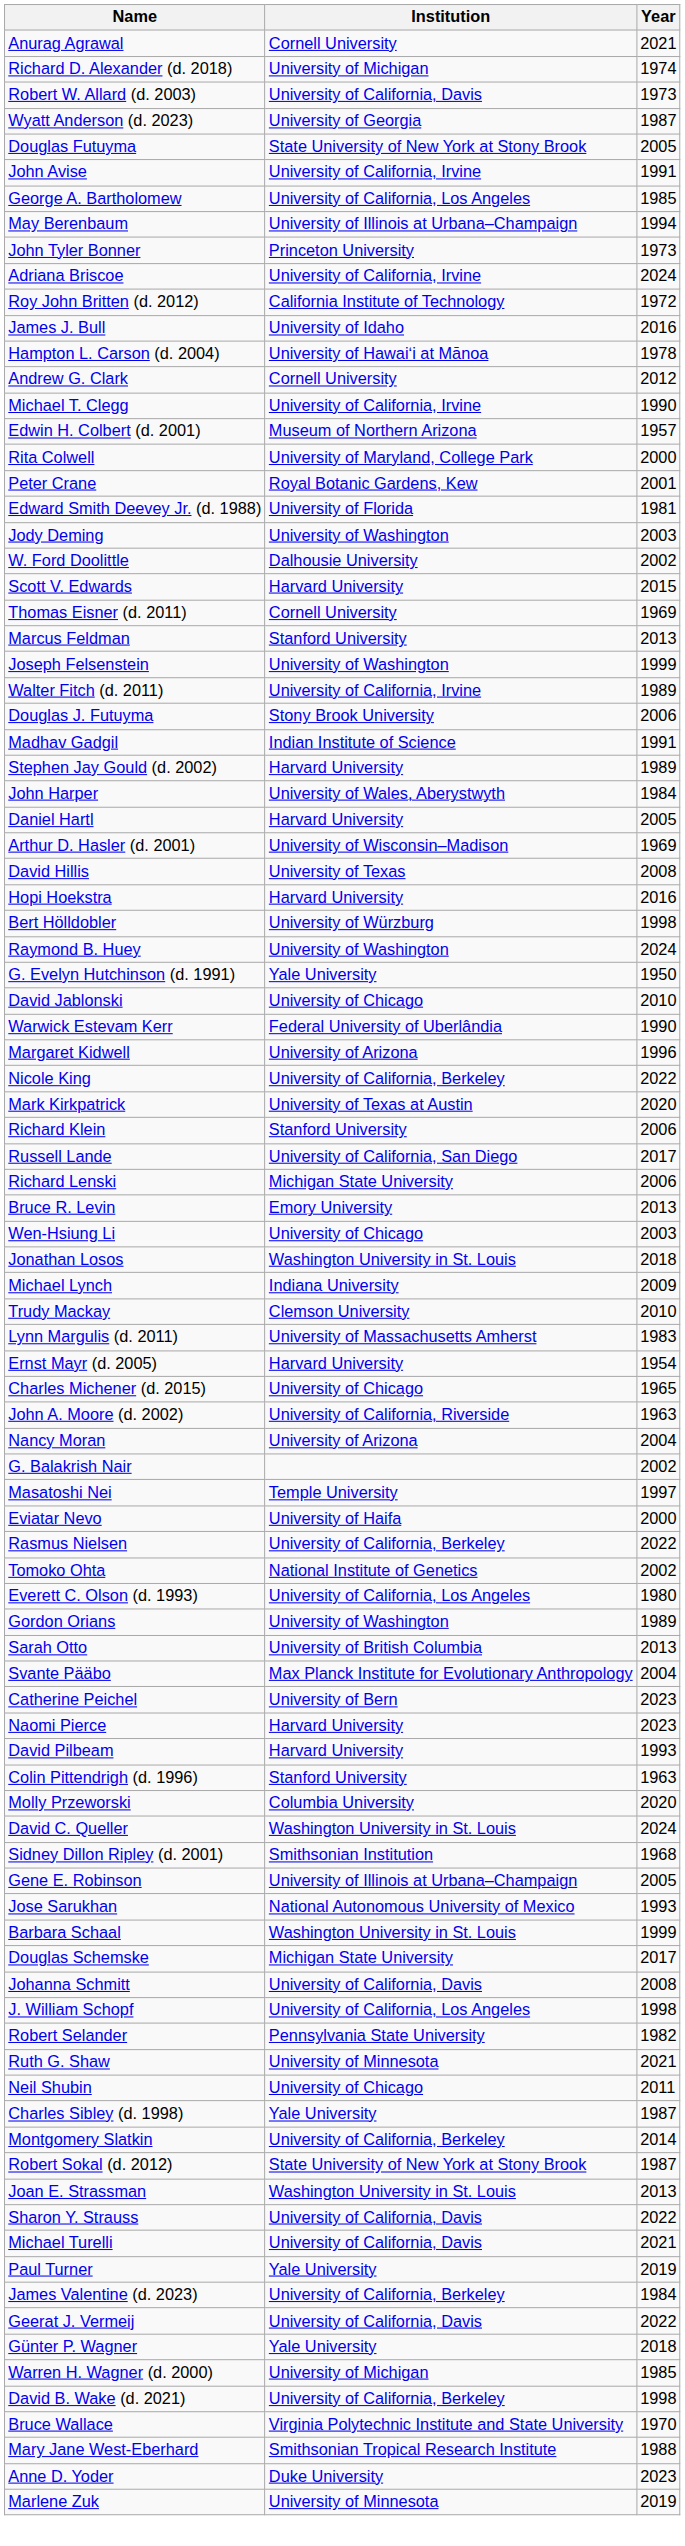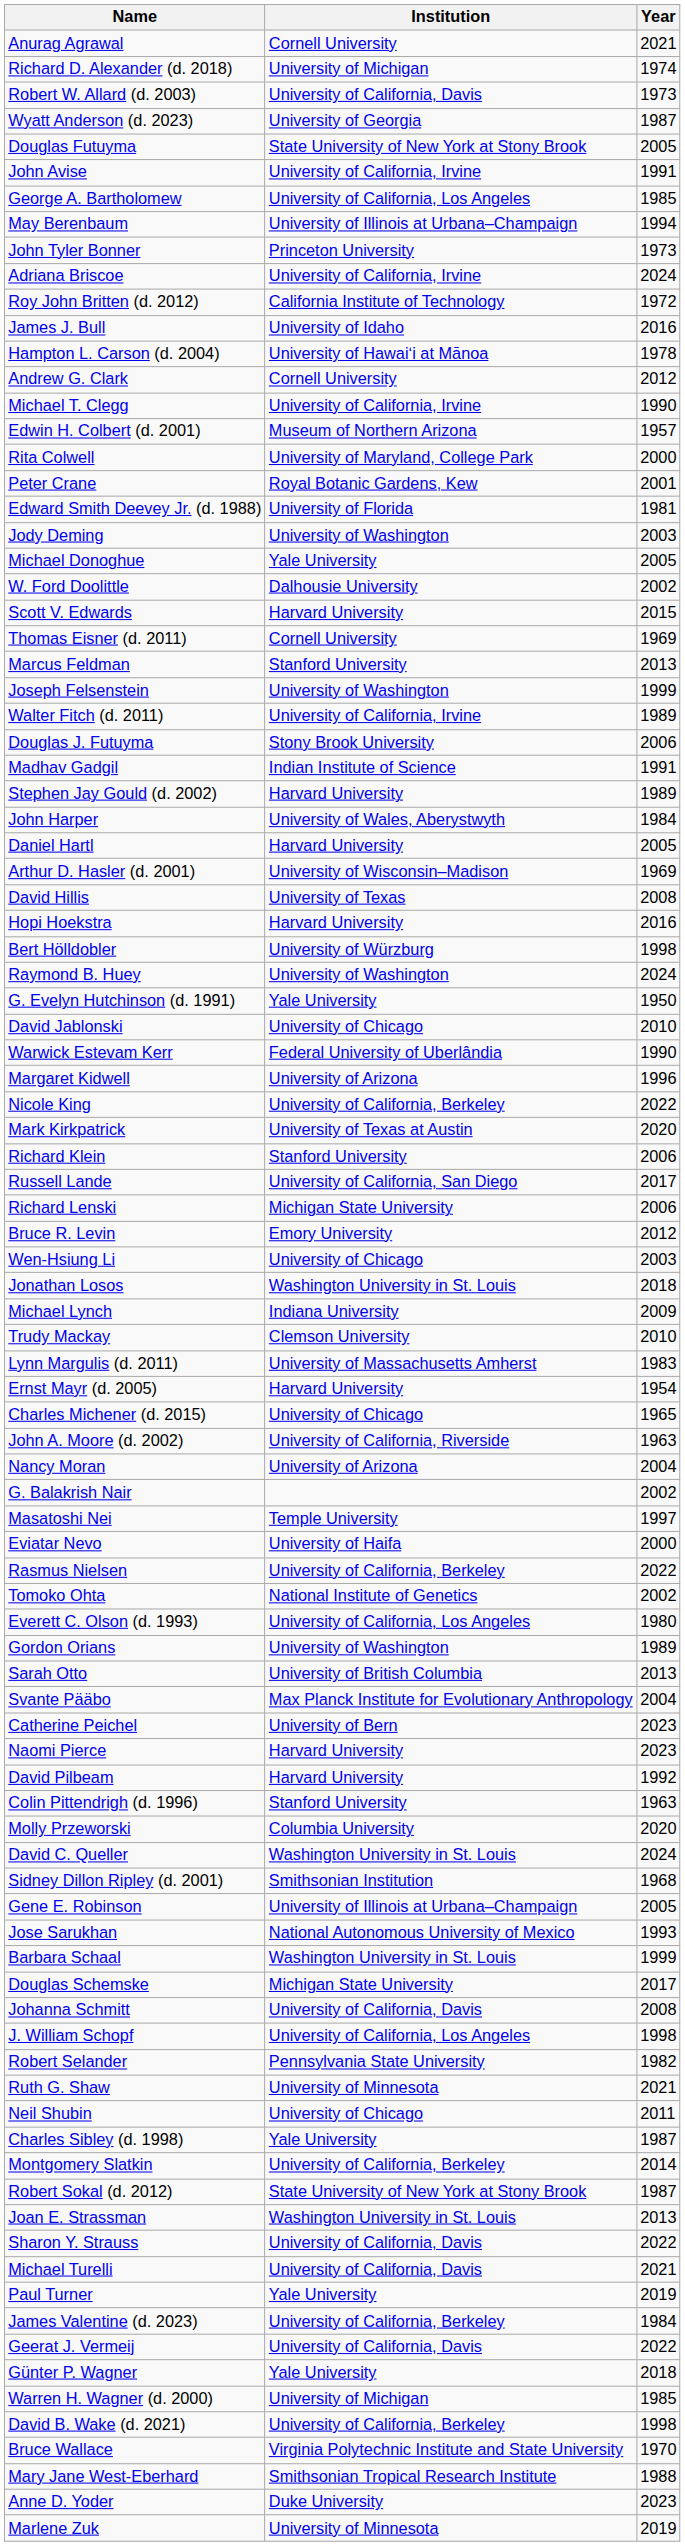+ row: (76, 560)
(658, 1208) 2013 -> (658, 1233) 2012
(658, 1751) 1993 -> (658, 1777) 1992
